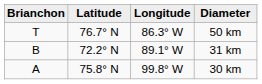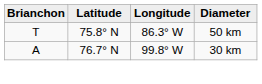(99, 32) 76.7° N -> (99, 32) 75.8° N
- row: (225, 50)
(99, 69) 75.8° N -> (99, 50) 76.7° N
